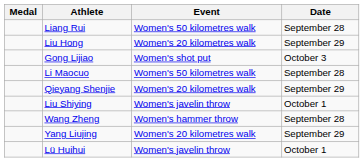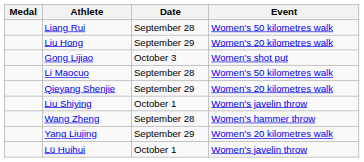columns swapped: (207, 12) <-> (320, 12)
